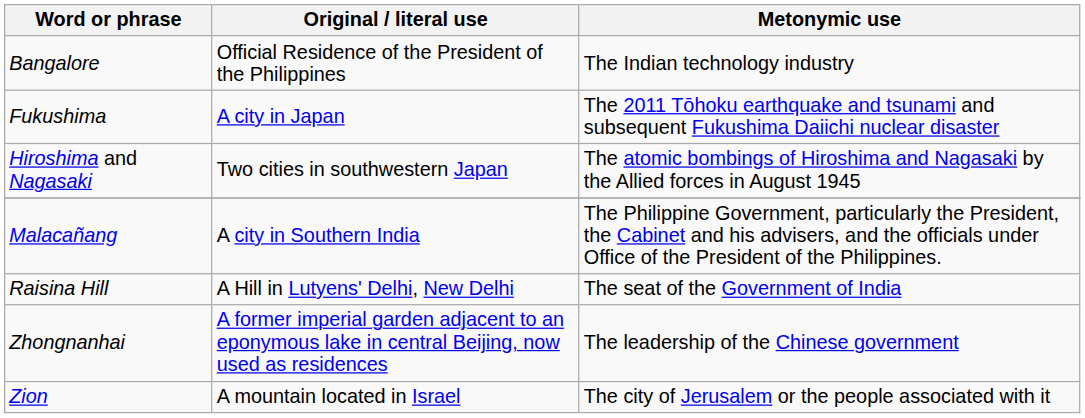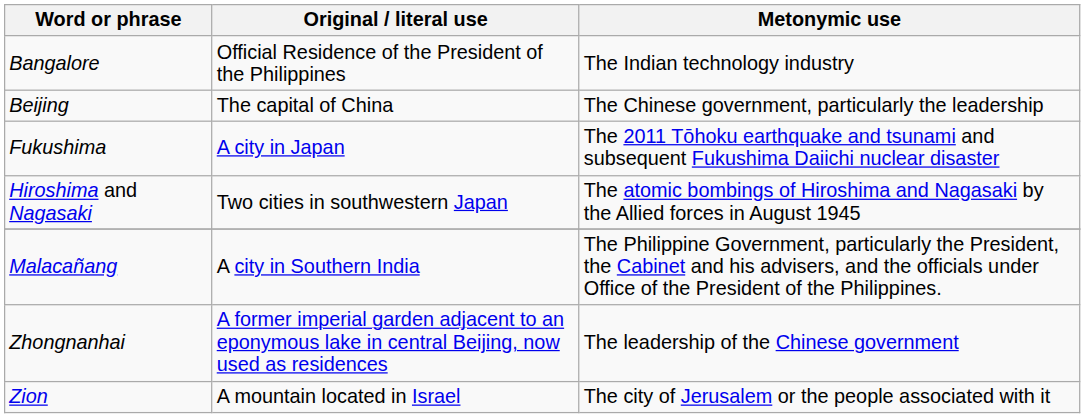+ row: (39, 105)
- row: (59, 289)
